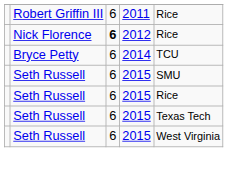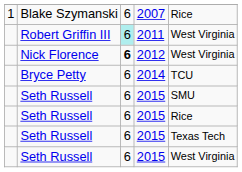+ row: (69, 14)
(113, 14) no background -> (127, 34) paleturquoise background
(167, 15) Rice -> (203, 35) West Virginia
(167, 35) Rice -> (203, 55) West Virginia
